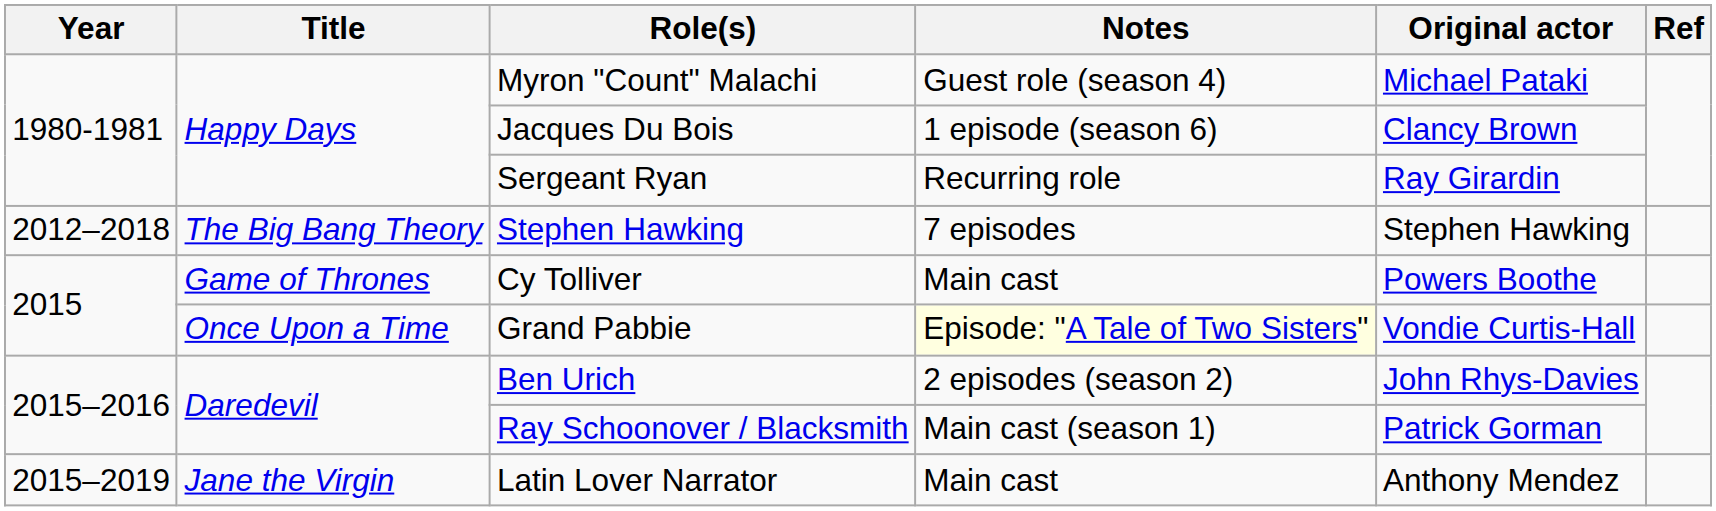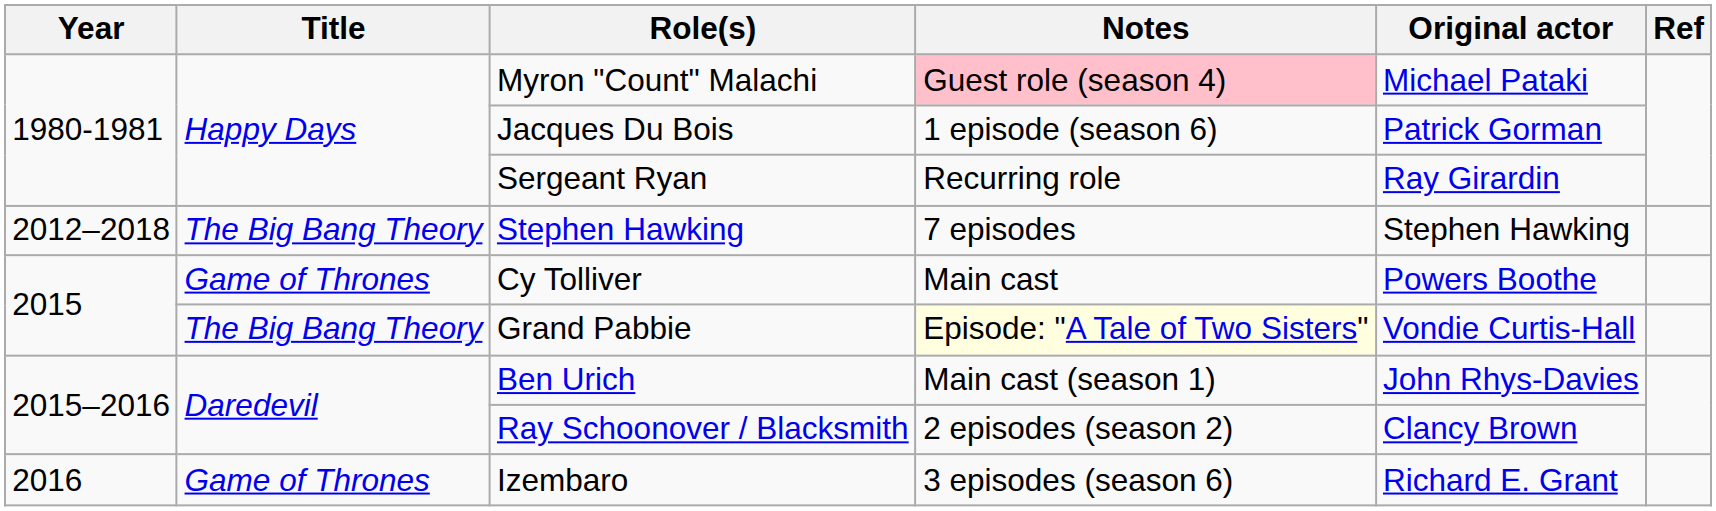(1075, 79) no background -> (1075, 79) pink background
(1480, 129) Clancy Brown -> (1492, 129) Patrick Gorman
(317, 329) Once Upon a Time -> (333, 329) The Big Bang Theory
(1078, 379) 2 episodes (season 2) -> (1069, 379) Main cast (season 1)
(1069, 429) Main cast (season 1) -> (1078, 429) 2 episodes (season 2)
(1492, 429) Patrick Gorman -> (1480, 429) Clancy Brown
- row: (637, 479)
+ row: (563, 479)
